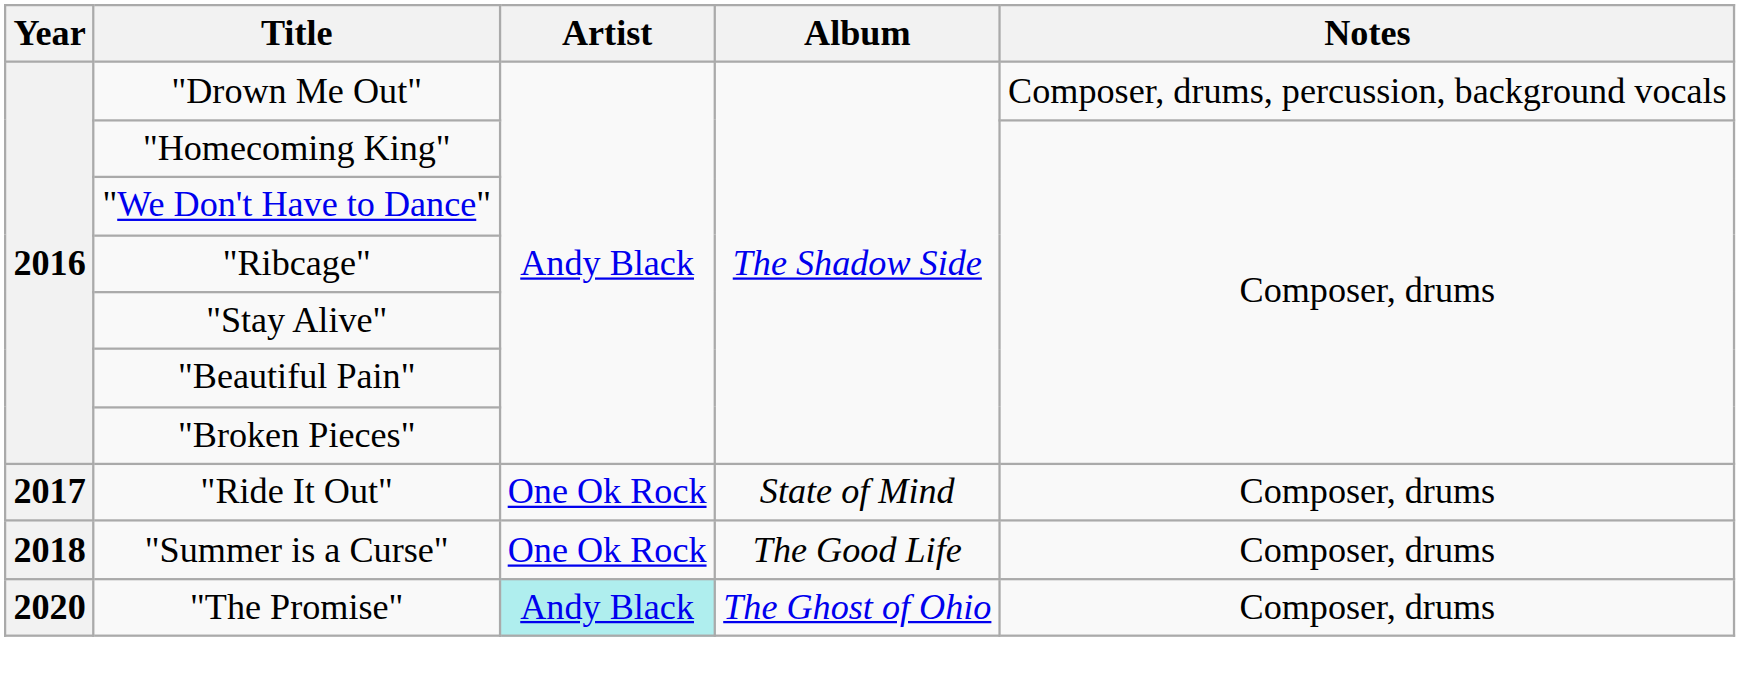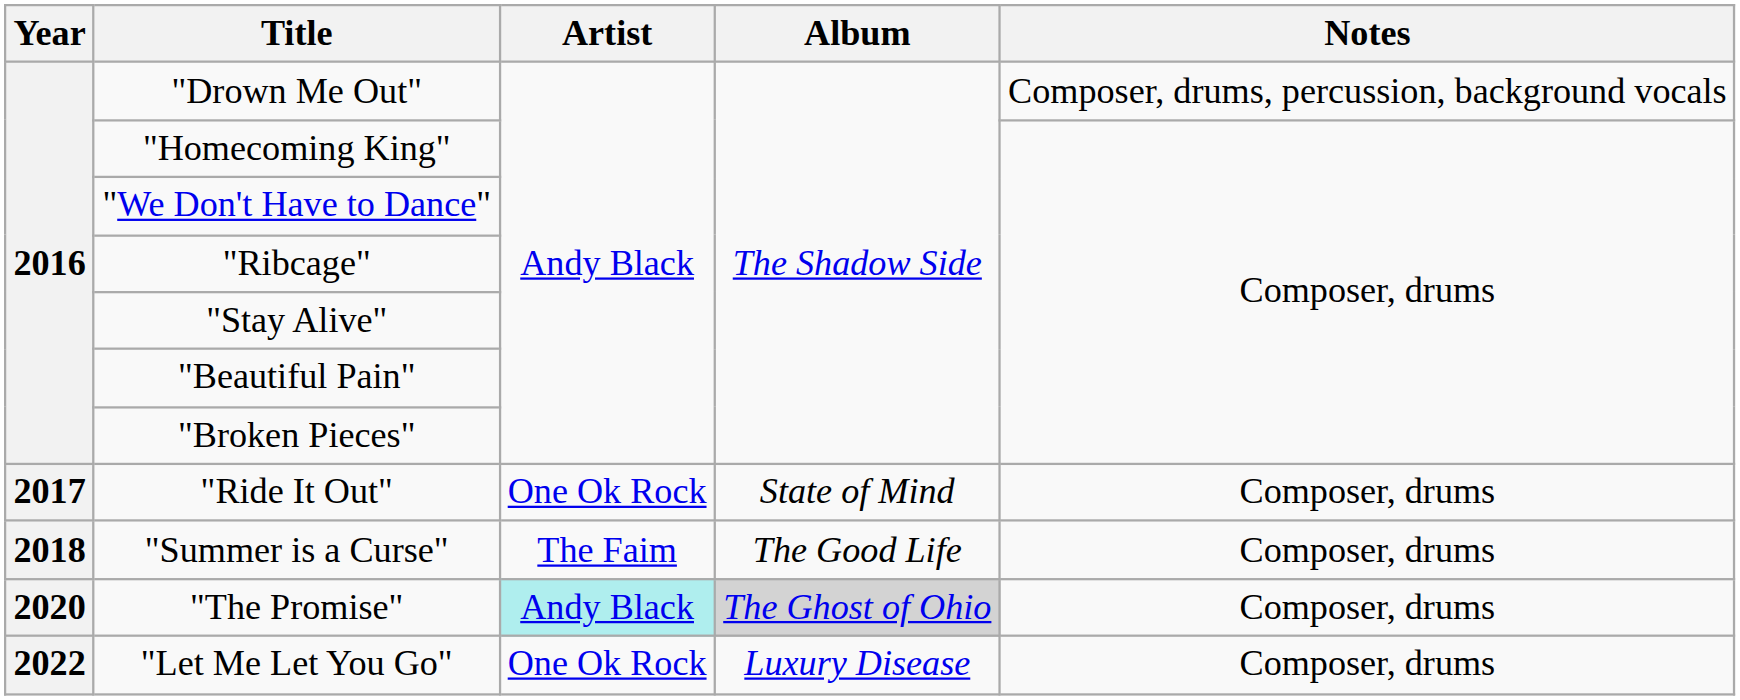(607, 549) One Ok Rock -> (607, 549) The Faim
(857, 606) no background -> (857, 606) lightgrey background
+ row: (297, 663)
